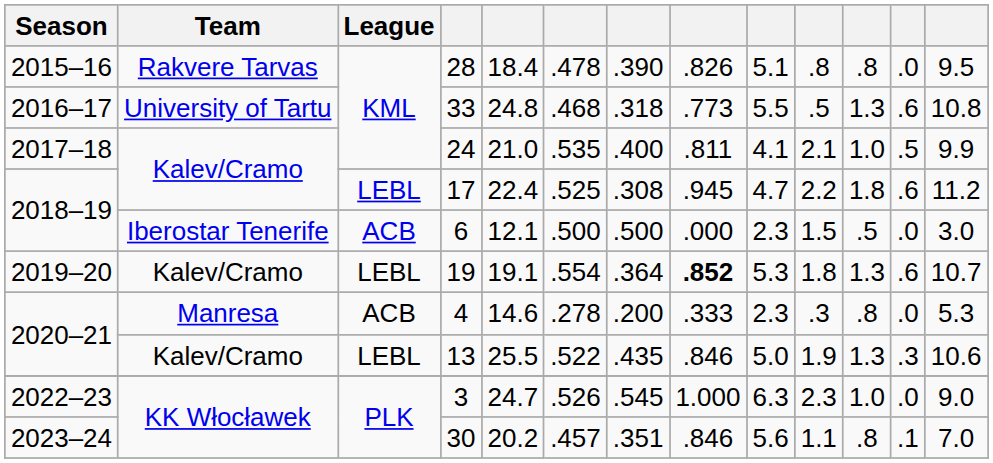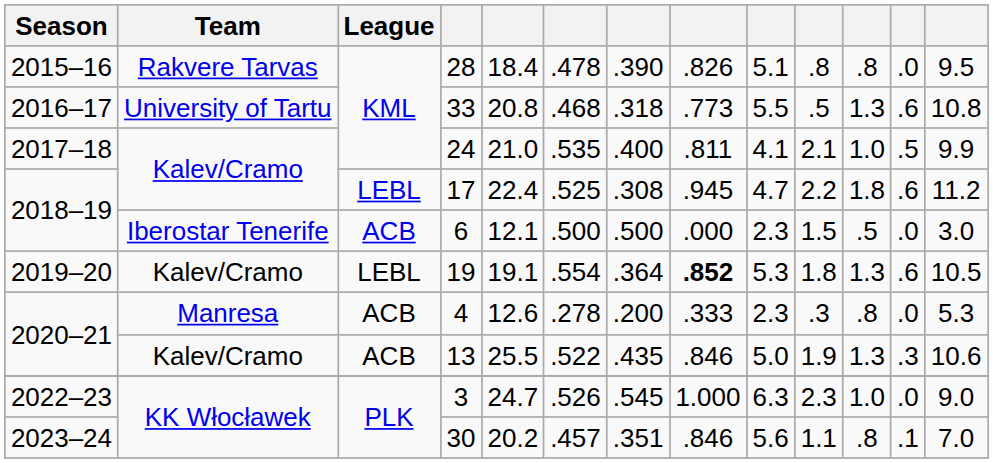(513, 108) 24.8 -> (513, 108) 20.8
(956, 272) 10.7 -> (956, 272) 10.5
(513, 314) 14.6 -> (513, 314) 12.6
(389, 355) LEBL -> (389, 355) ACB
